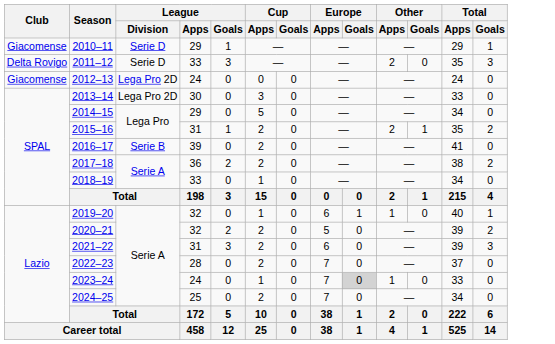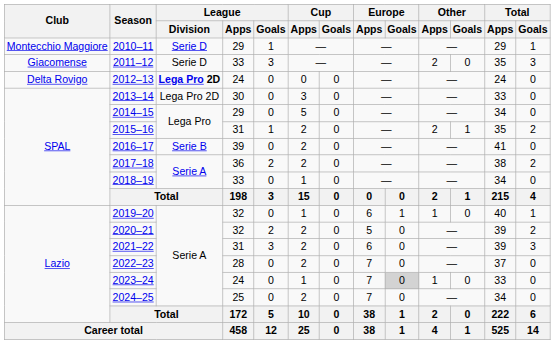(37, 46) Giacomense -> (57, 46) Montecchio Maggiore
(37, 63) Delta Rovigo -> (57, 63) Giacomense
(37, 79) Giacomense -> (57, 79) Delta Rovigo
(148, 79) normal -> (189, 79) bold
